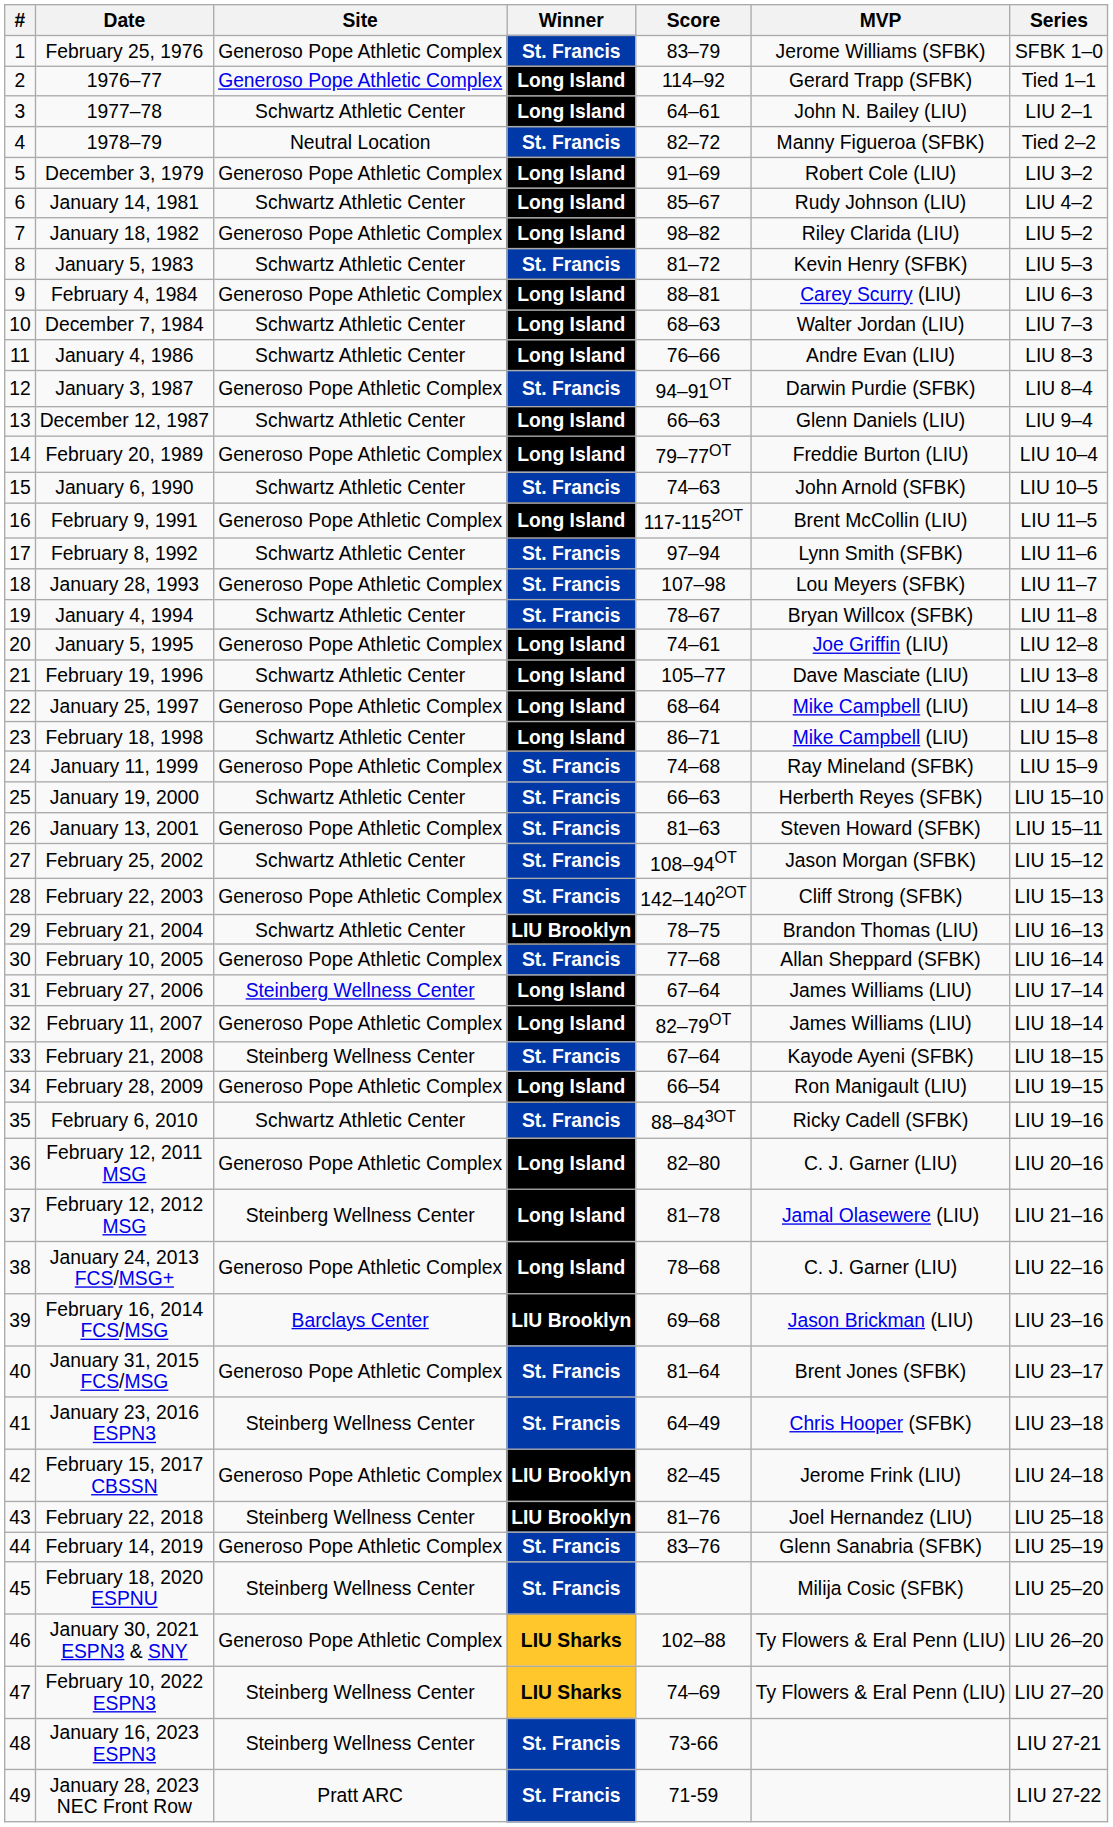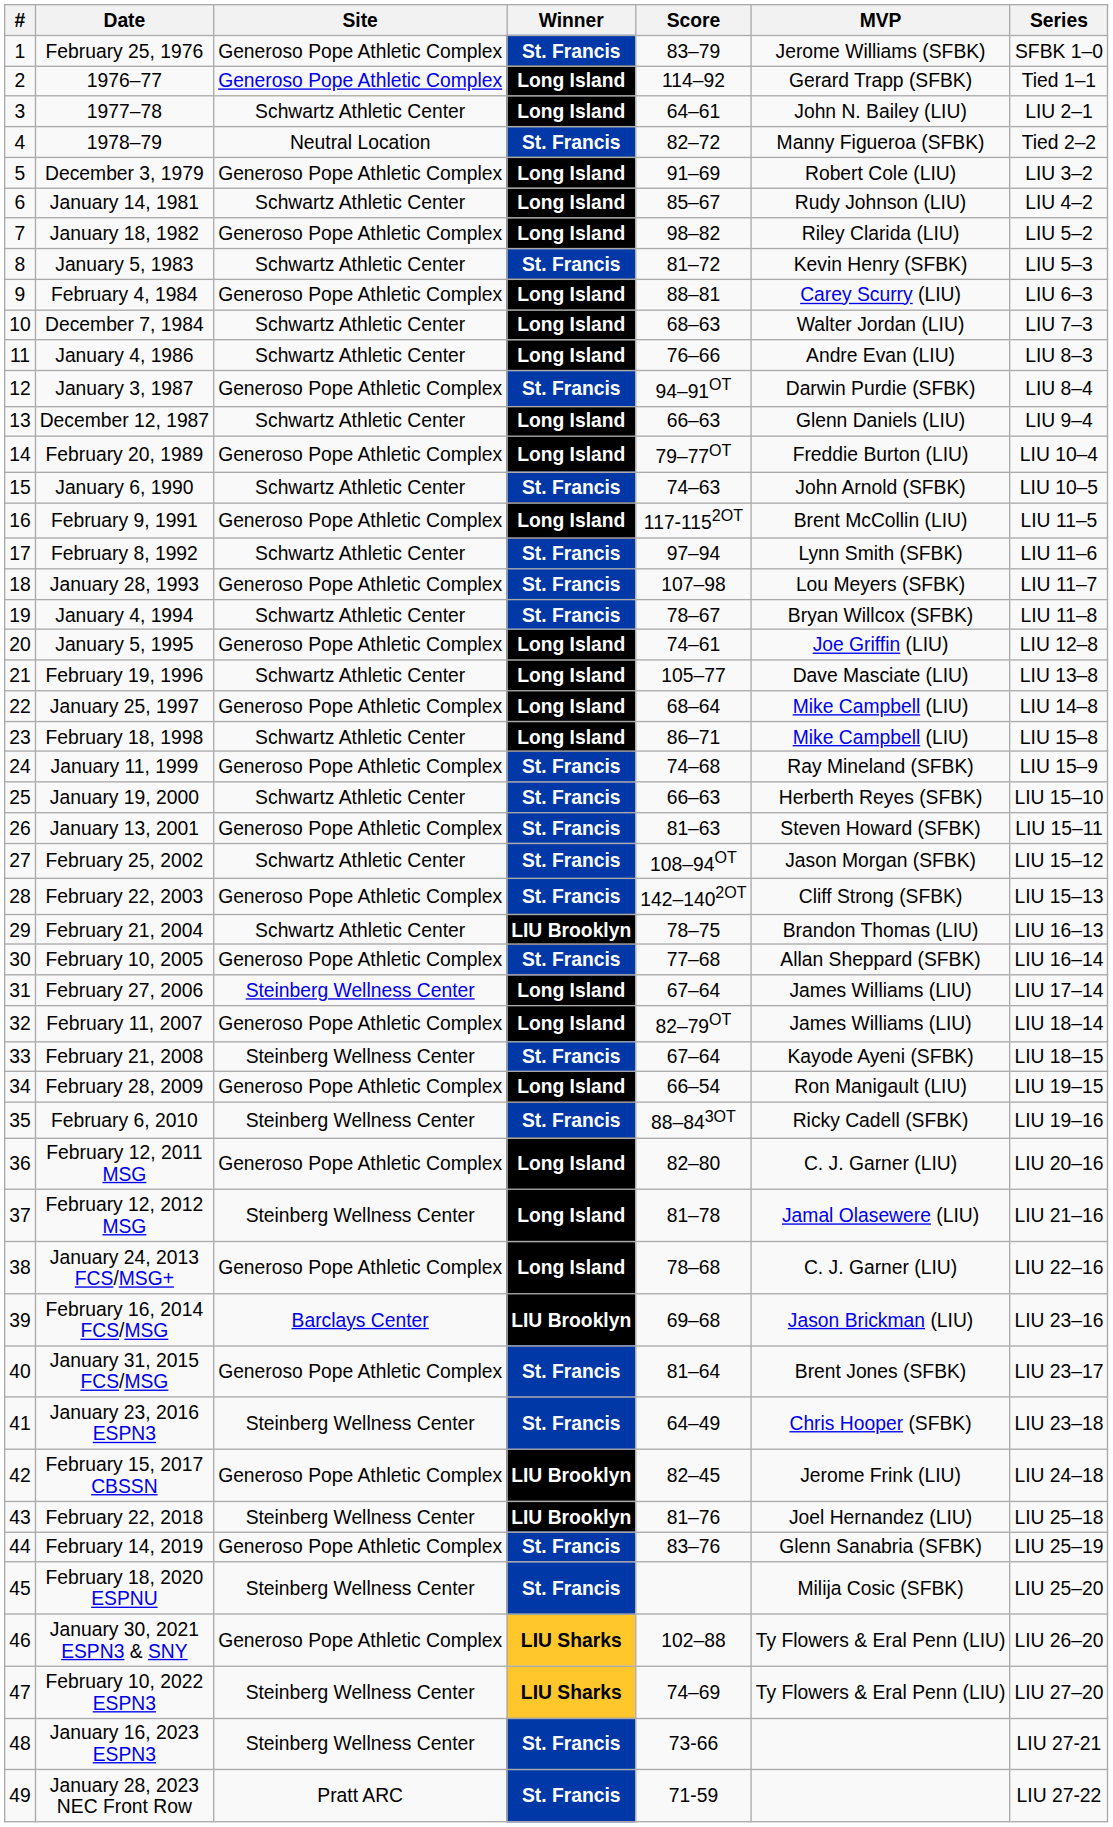(360, 1120) Schwartz Athletic Center -> (360, 1120) Steinberg Wellness Center
